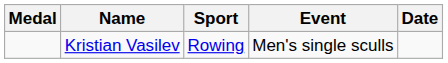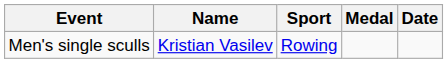columns swapped: (33, 18) <-> (323, 18)
